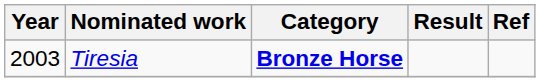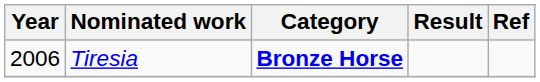(35, 58) 2003 -> (35, 58) 2006
